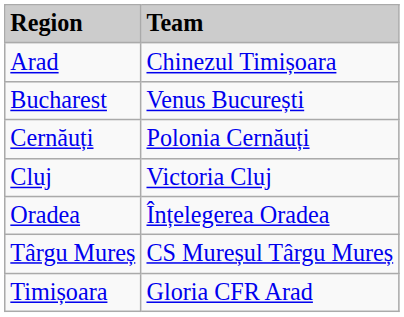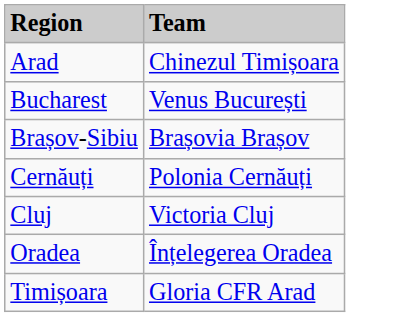+ row: (74, 138)
- row: (73, 253)
